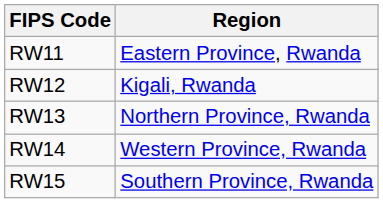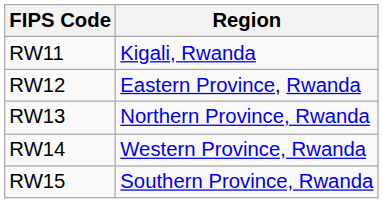(241, 52) Eastern Province, Rwanda -> (188, 52) Kigali, Rwanda
(188, 85) Kigali, Rwanda -> (241, 85) Eastern Province, Rwanda
